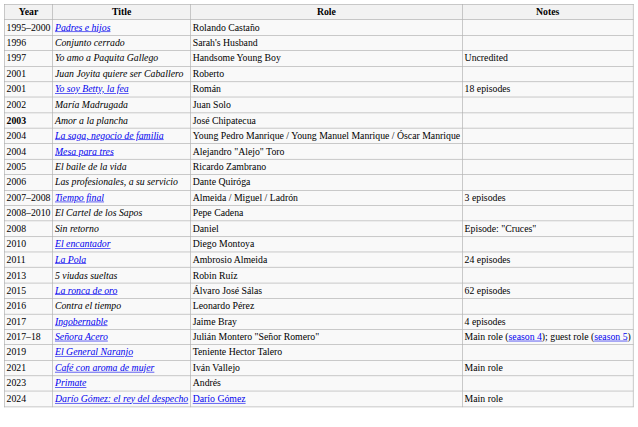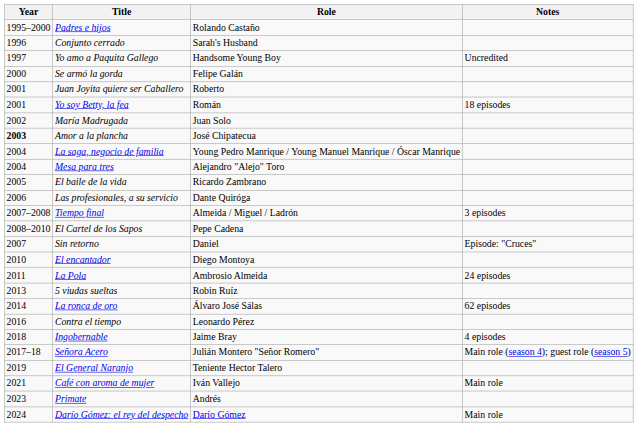+ row: (89, 74)
(16, 228) 2008 -> (16, 244) 2007
(16, 290) 2015 -> (16, 306) 2014
(16, 321) 2017 -> (16, 337) 2018
